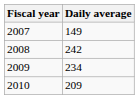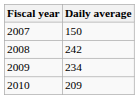(73, 31) 149 -> (73, 31) 150
